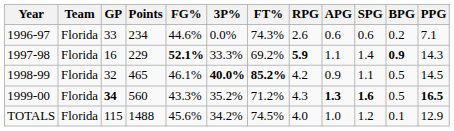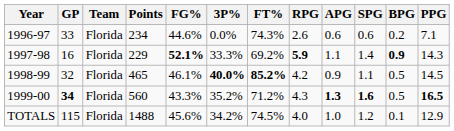columns swapped: (80, 14) <-> (113, 14)
